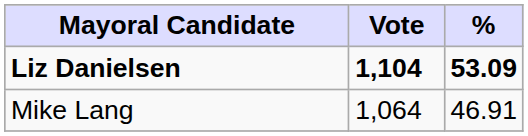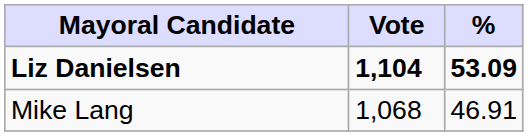(388, 109) 1,064 -> (388, 109) 1,068
